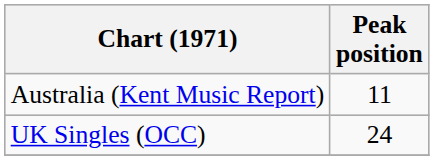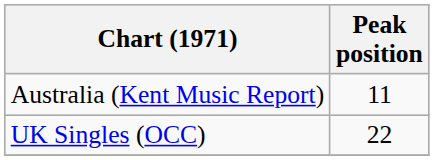(379, 134) 24 -> (379, 134) 22
